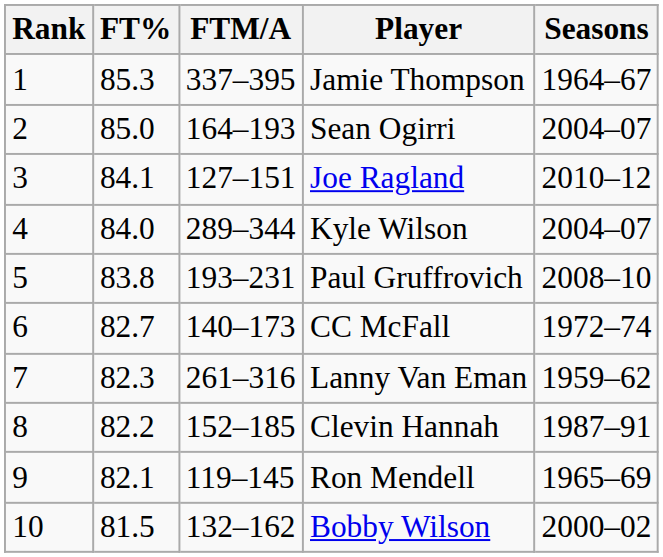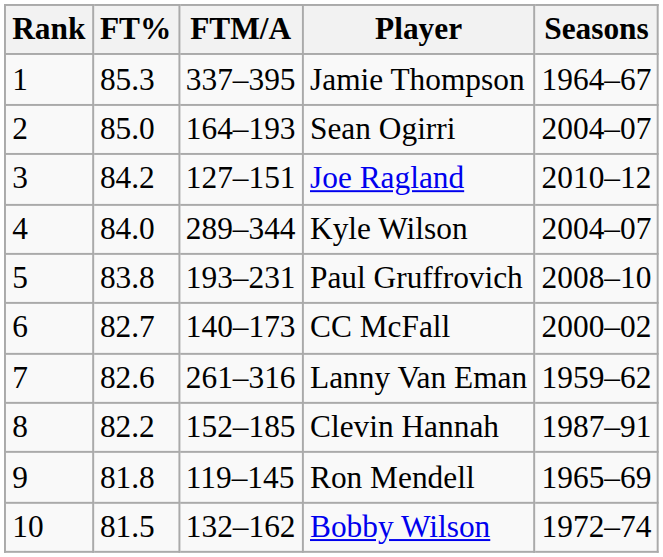(127, 178) 84.1 -> (127, 178) 84.2
(597, 327) 1972–74 -> (597, 327) 2000–02
(127, 377) 82.3 -> (127, 377) 82.6
(127, 476) 82.1 -> (127, 476) 81.8
(597, 526) 2000–02 -> (597, 526) 1972–74
